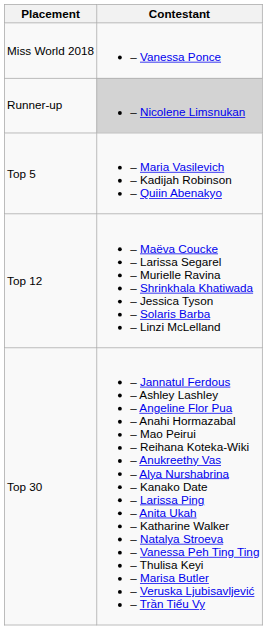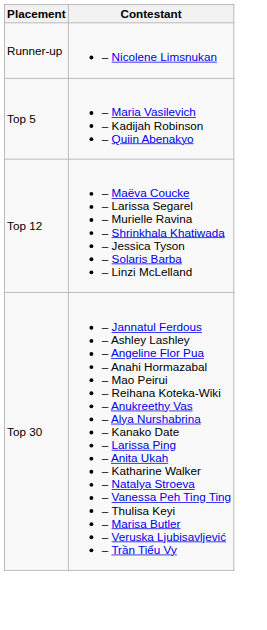- row: (51, 51)
(179, 112) lightgrey background -> (151, 57) no background
